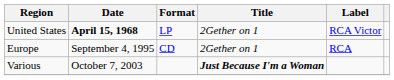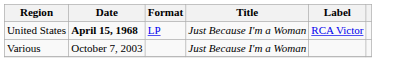(229, 30) 2Gether on 1 -> (247, 30) Just Because I'm a Woman
- row: (23, 48)
(262, 65) bold -> (247, 48) normal
